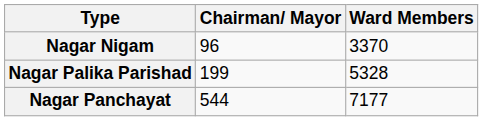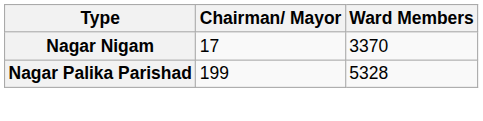(210, 45) 96 -> (210, 45) 17
- row: (100, 101)
